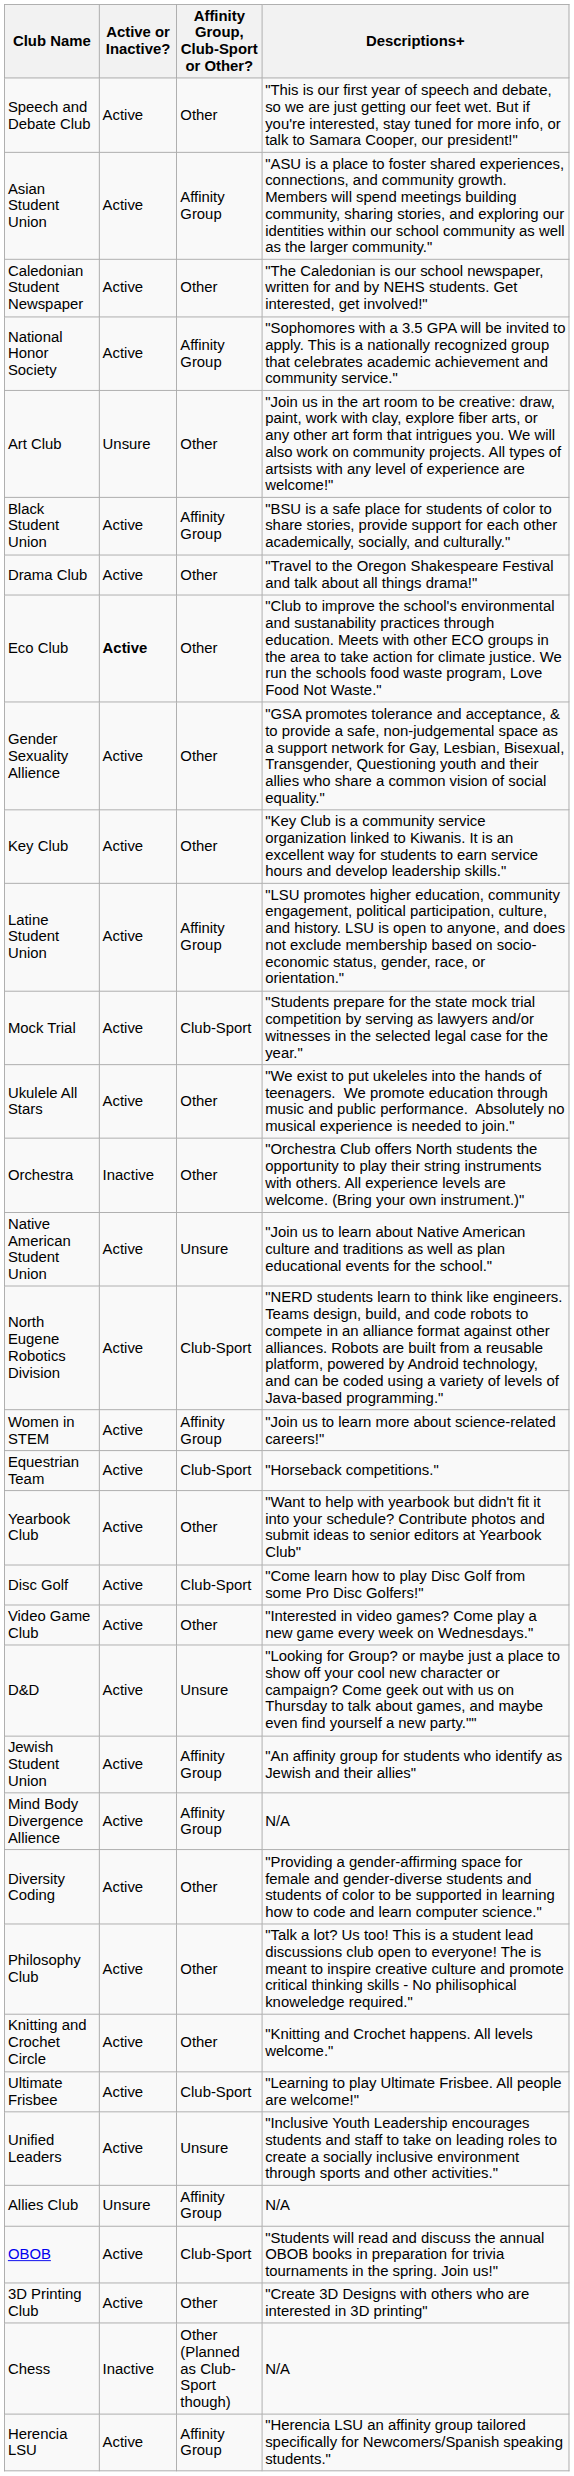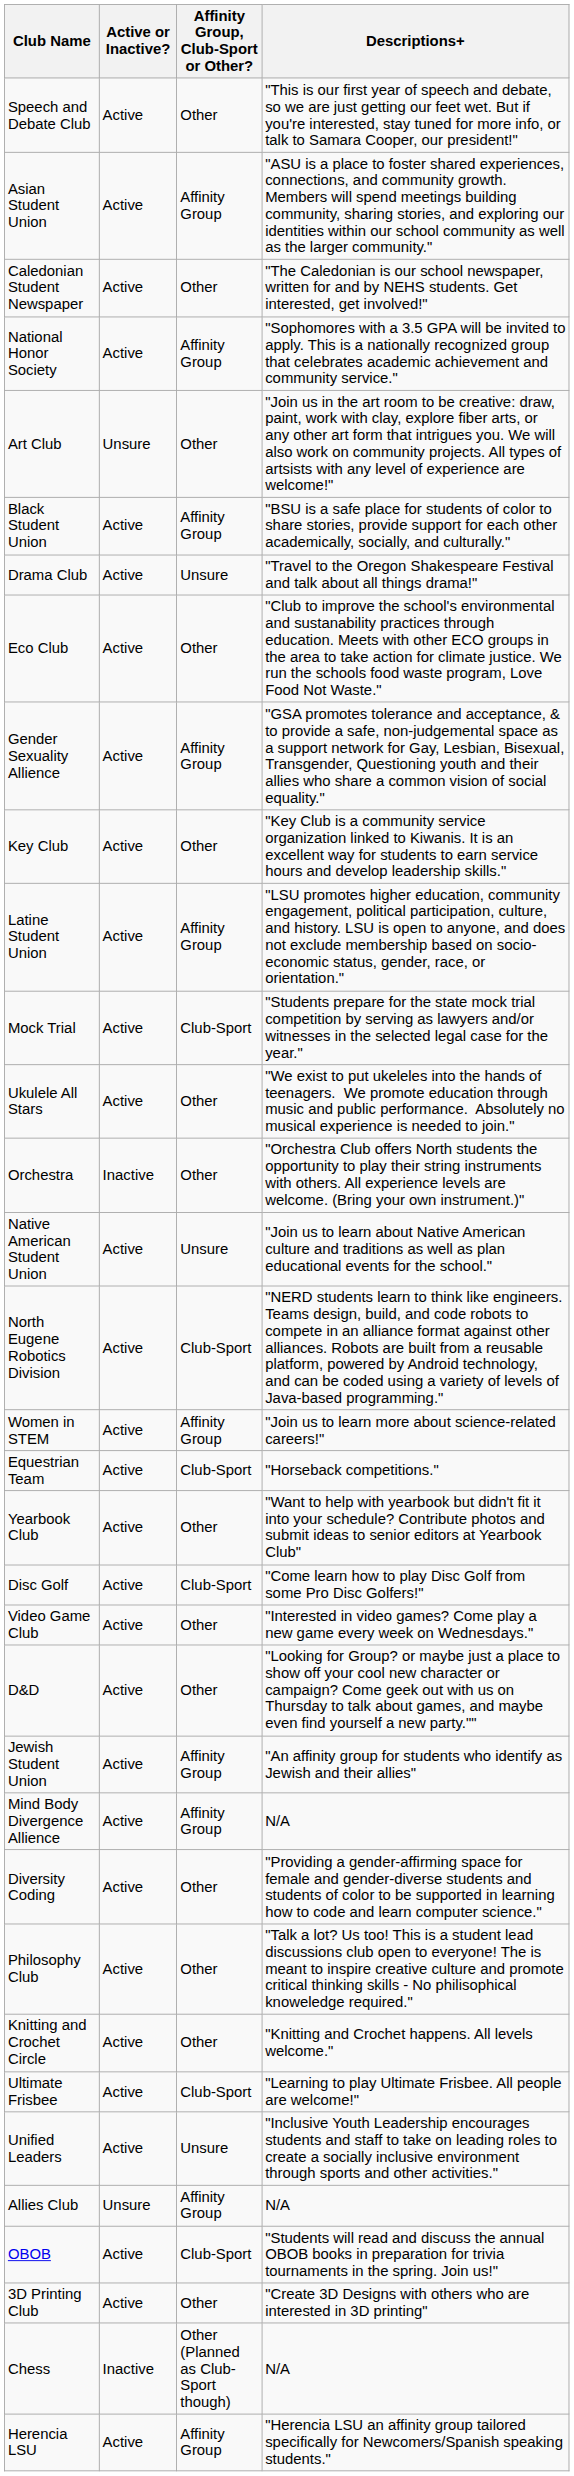(199, 574) Other -> (204, 574) Unsure
(125, 648) bold -> (123, 648) normal
(199, 755) Other -> (203, 755) Affinity Group
(204, 1690) Unsure -> (199, 1690) Other
